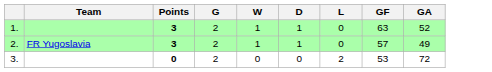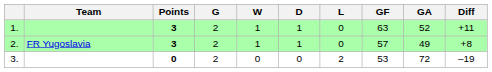+ column: (466, 12)
